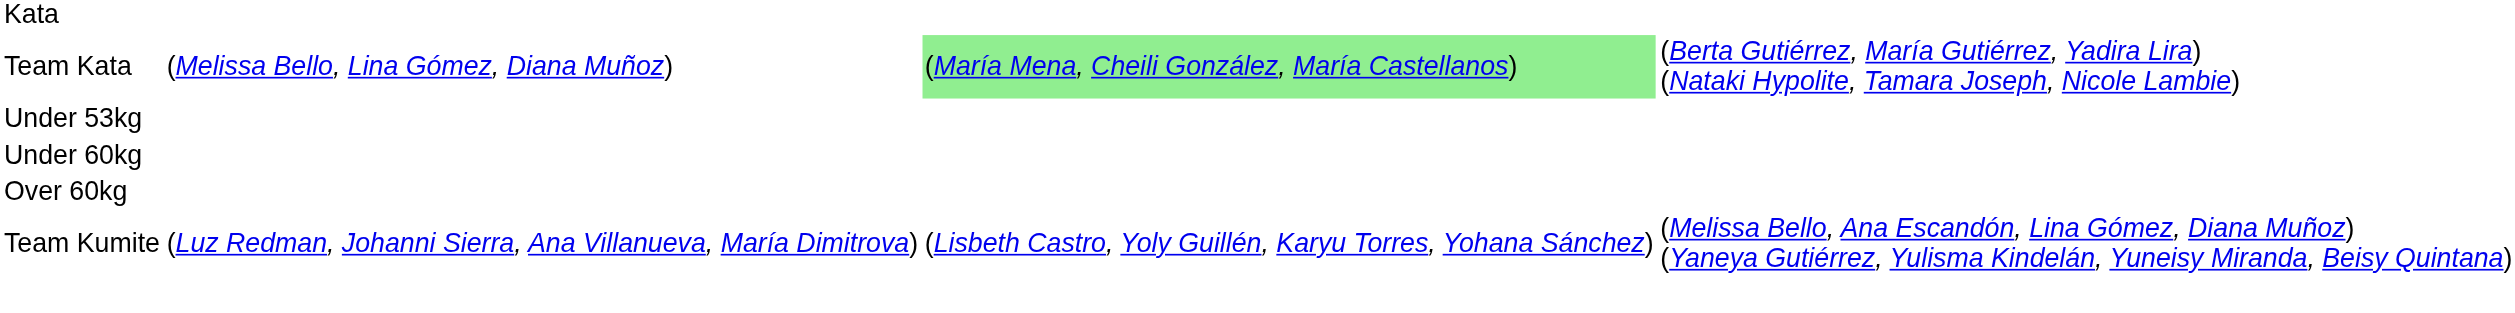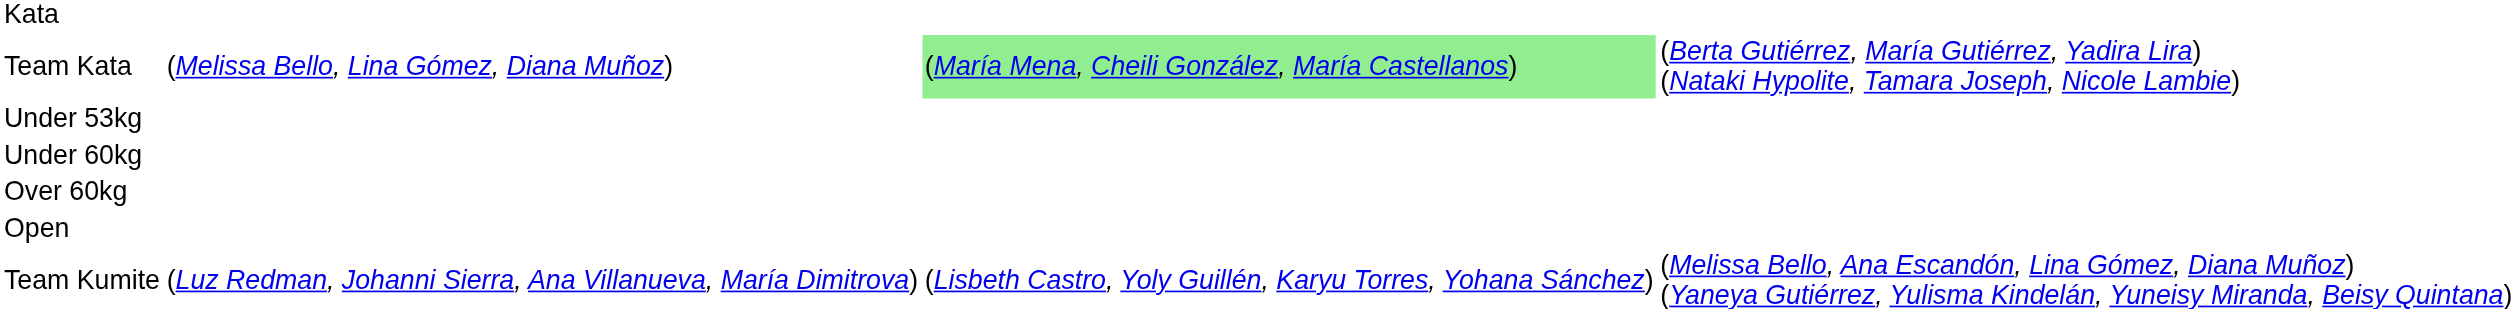+ row: (37, 228)
